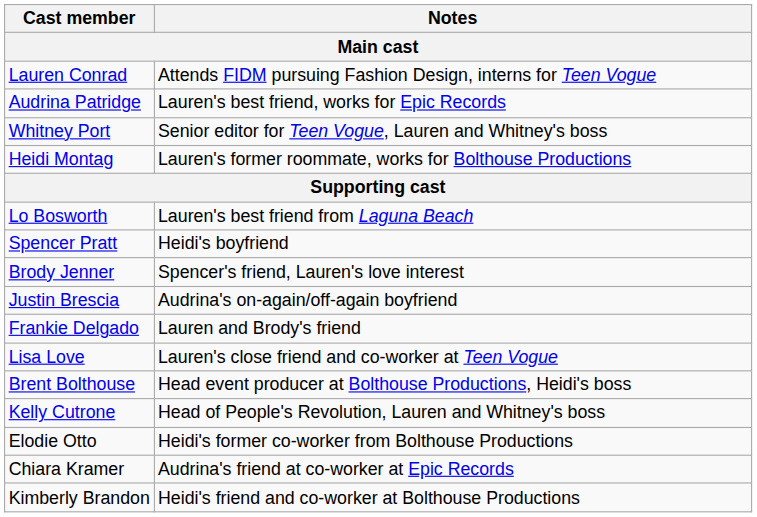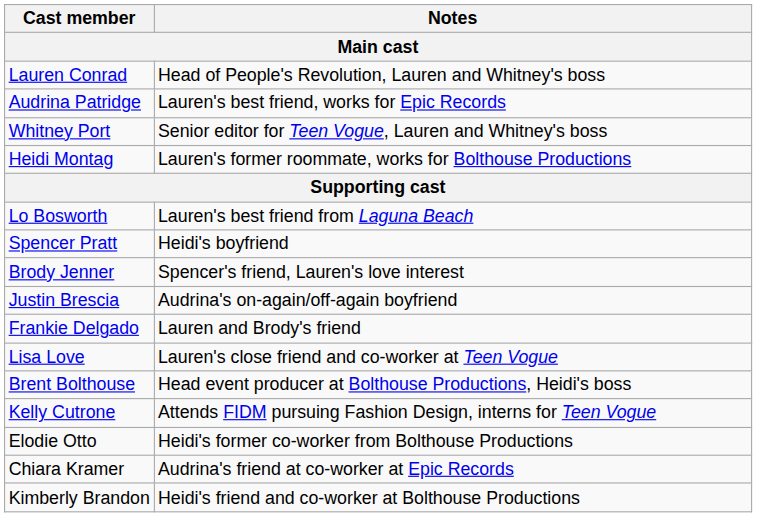(407, 74) Attends FIDM pursuing Fashion Design, interns for Teen Vogue -> (382, 74) Head of People's Revolution, Lauren and Whitney's boss
(382, 412) Head of People's Revolution, Lauren and Whitney's boss -> (407, 412) Attends FIDM pursuing Fashion Design, interns for Teen Vogue
